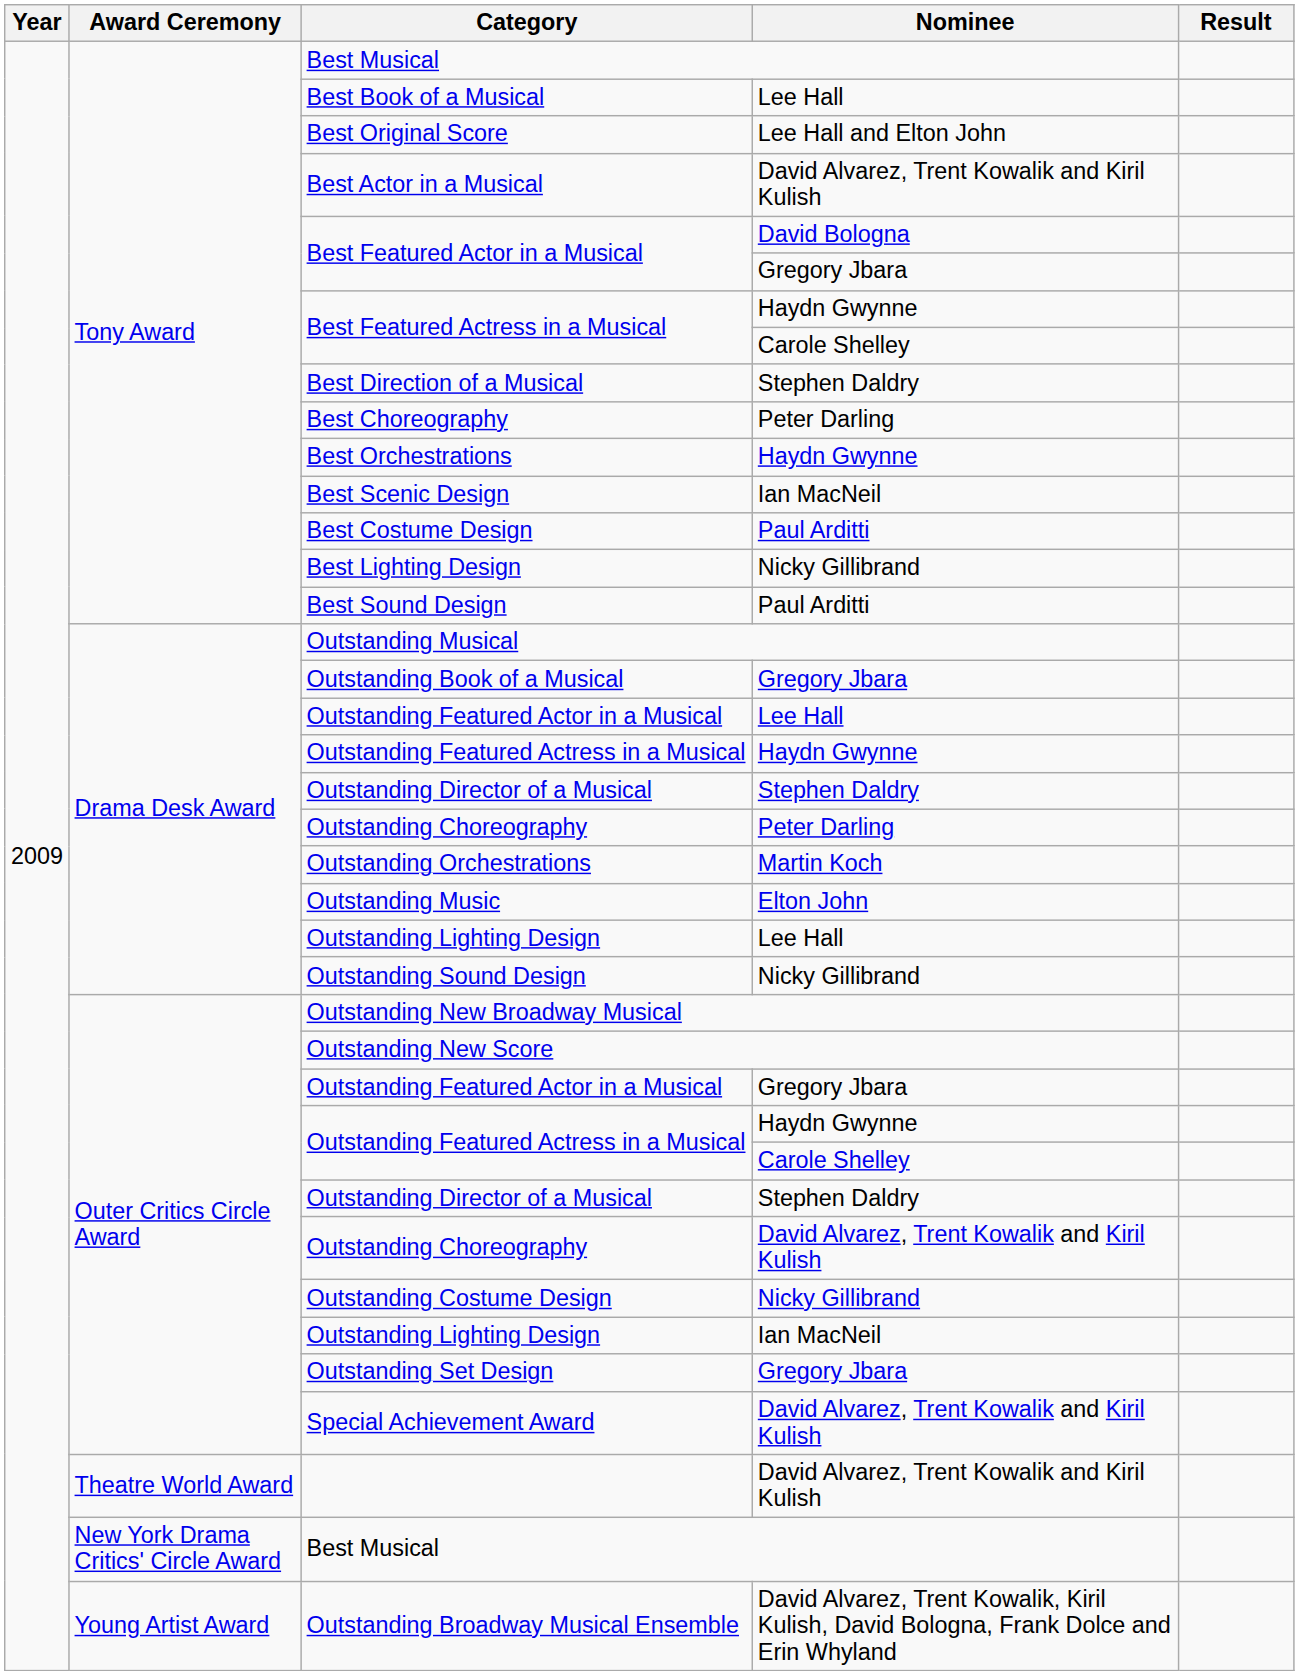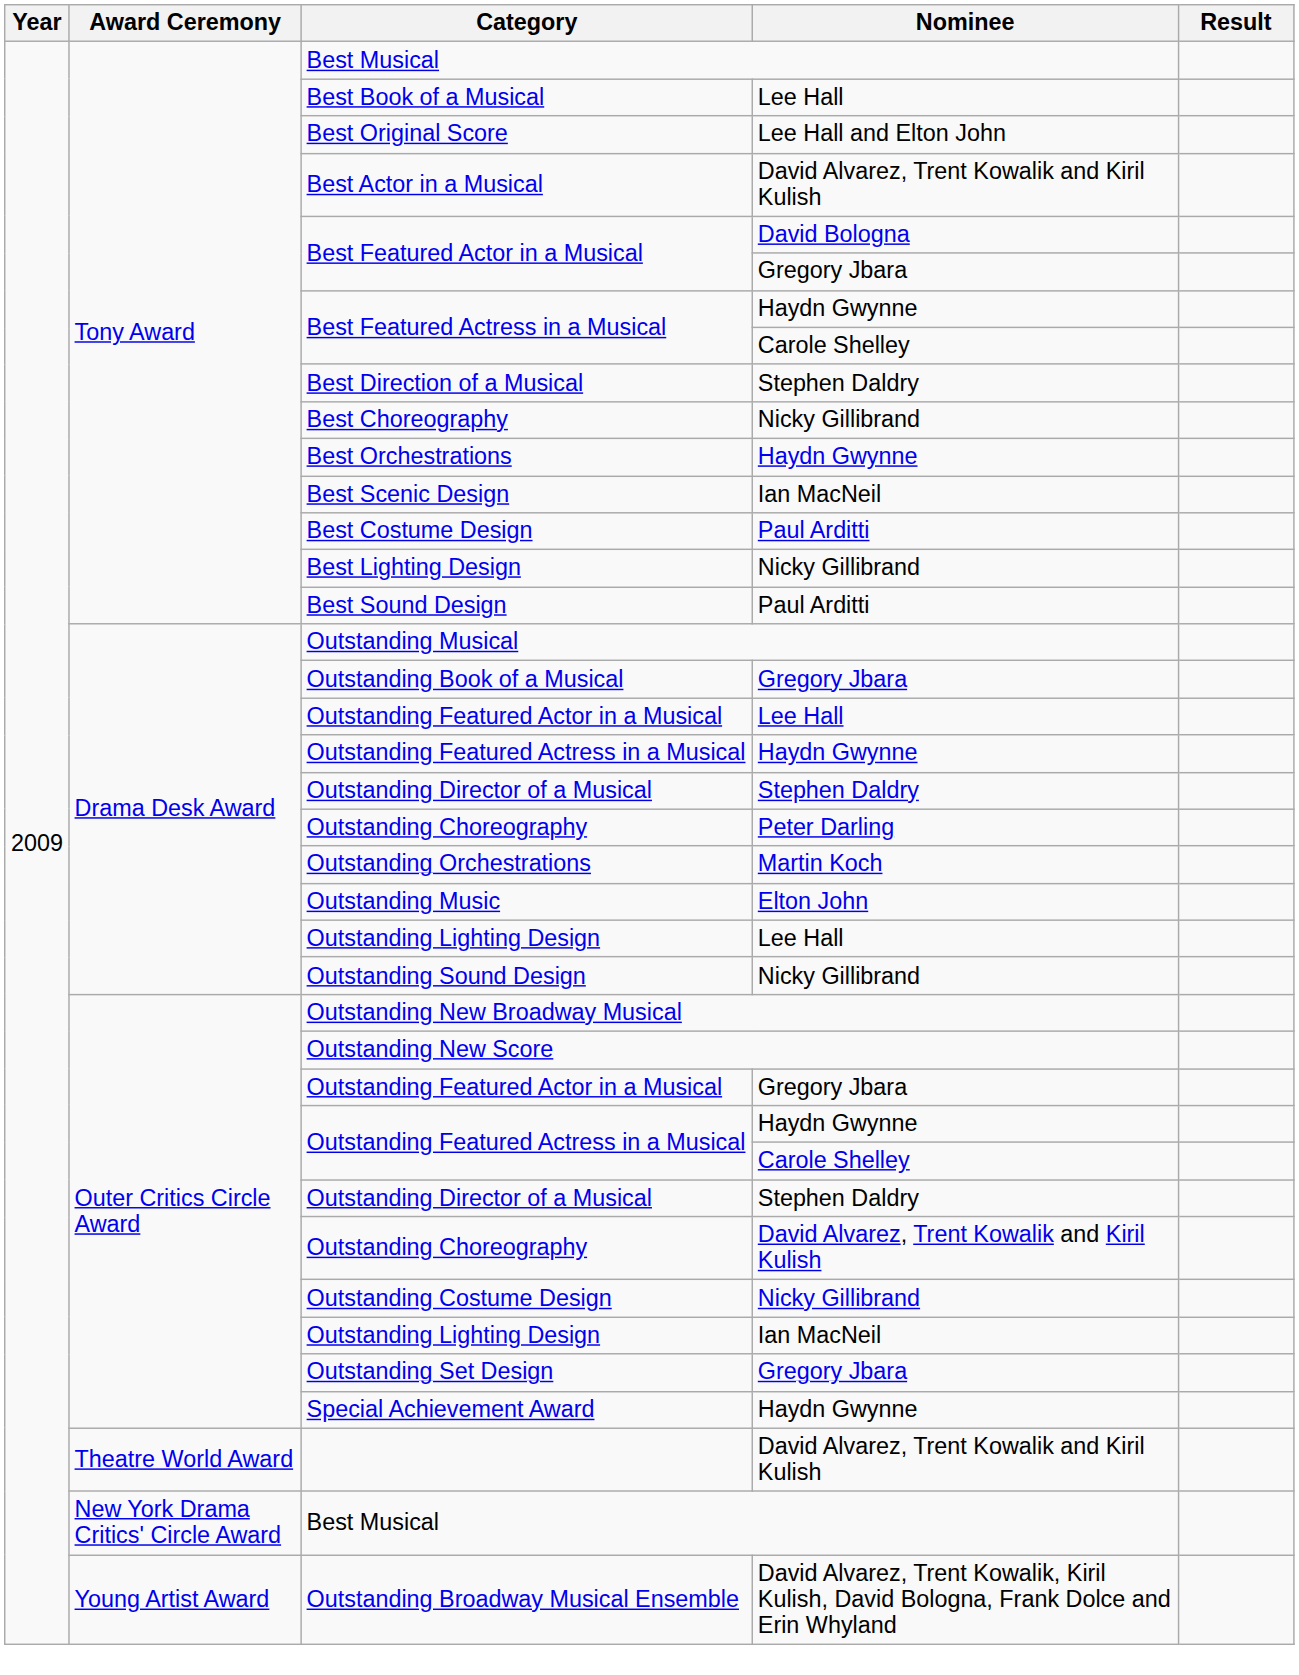(826, 419) Peter Darling -> (839, 419) Nicky Gillibrand
(951, 1422) David Alvarez, Trent Kowalik and Kiril Kulish -> (838, 1409) Haydn Gwynne
